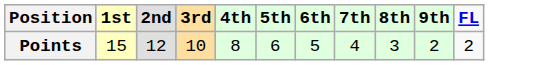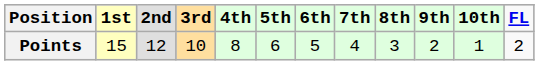+ column: (479, 18)
